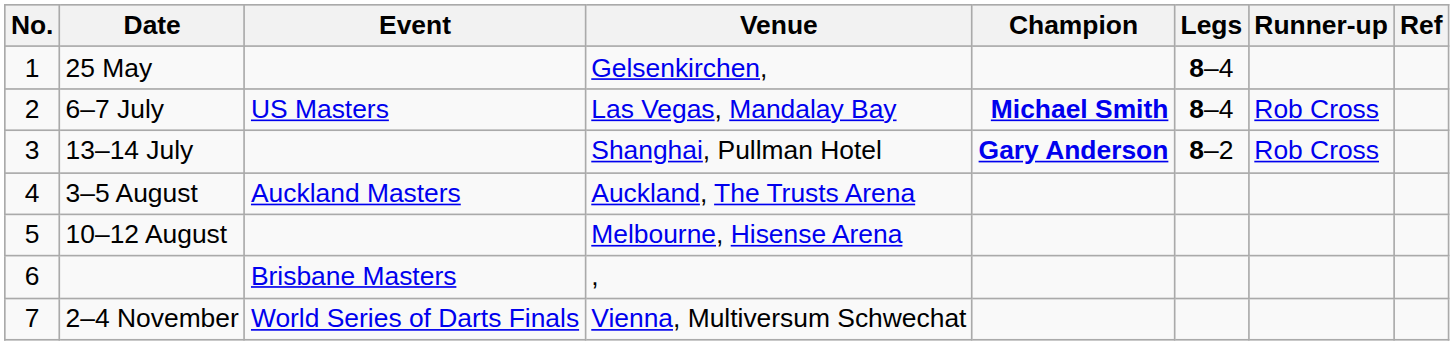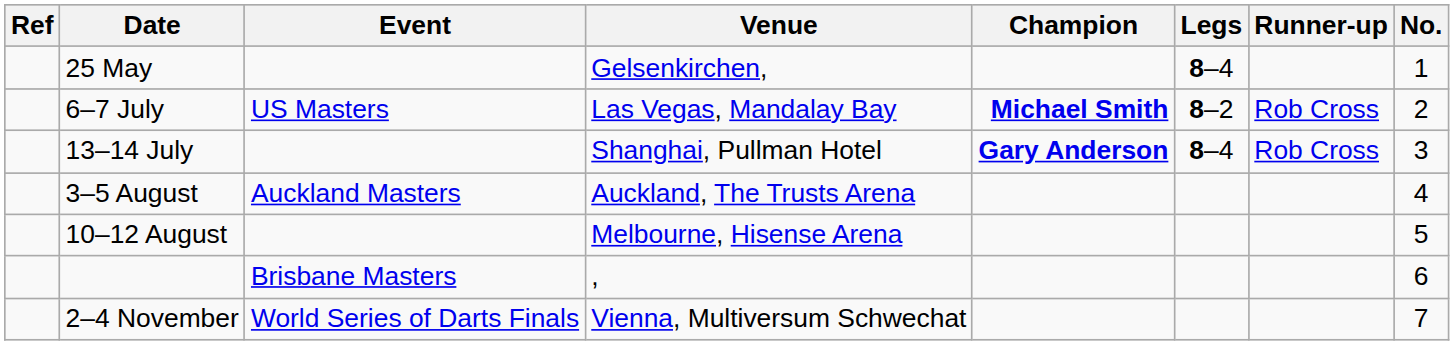columns swapped: (32, 25) <-> (1421, 25)
(1211, 109) 8–4 -> (1211, 109) 8–2
(1211, 151) 8–2 -> (1211, 151) 8–4
